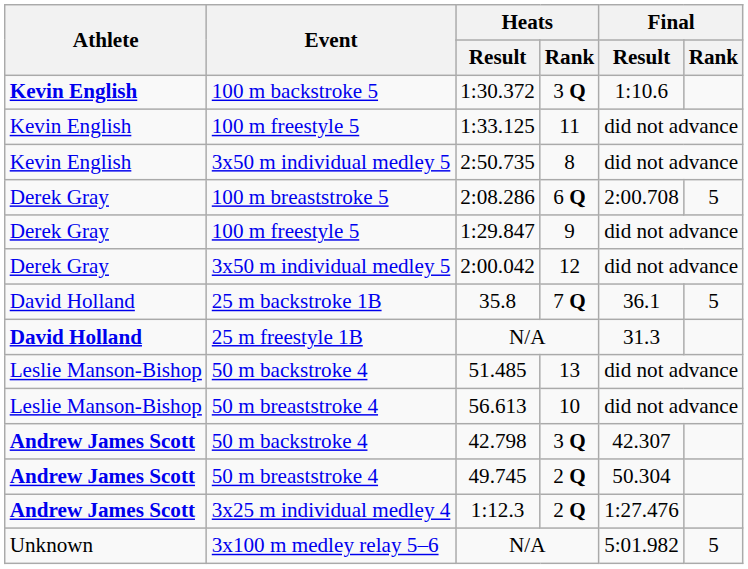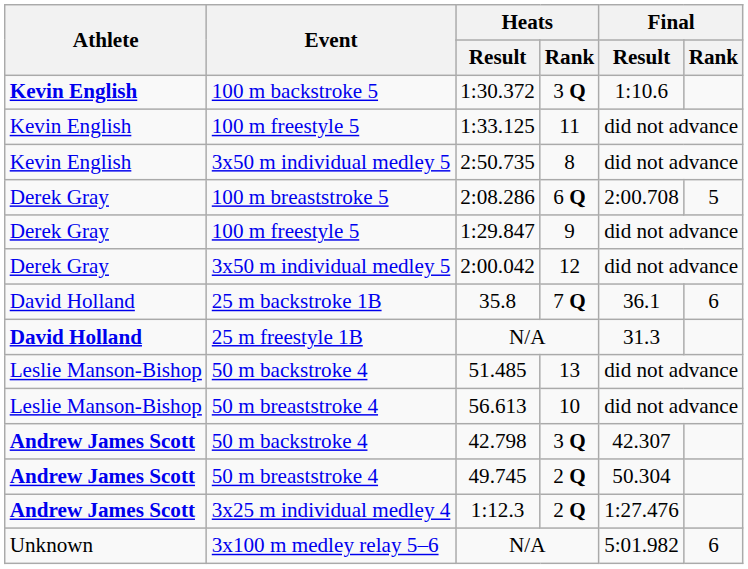(713, 301) 5 -> (713, 301) 6
(713, 546) 5 -> (713, 546) 6
